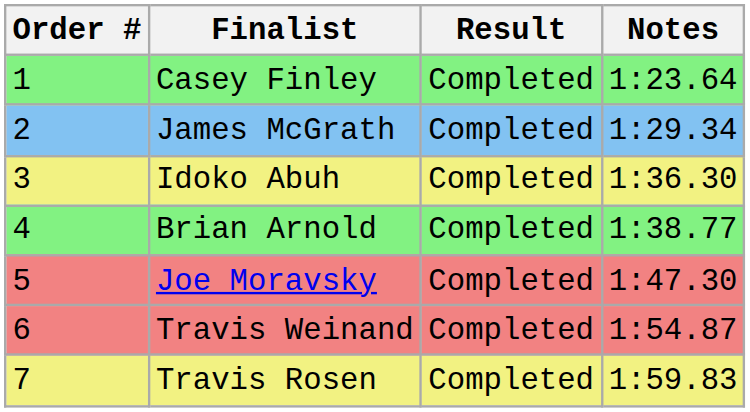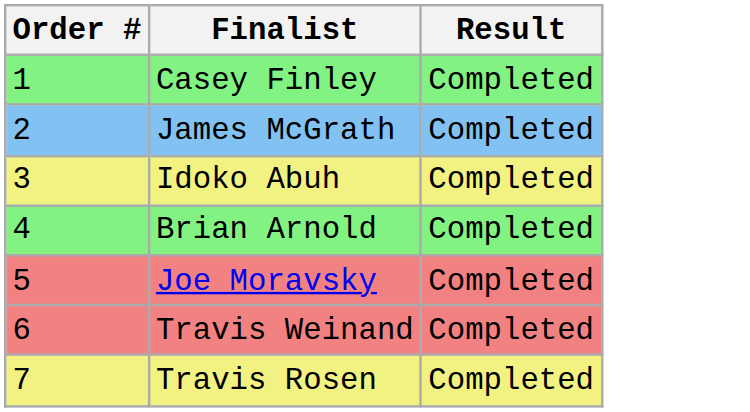- column: (673, 30)
